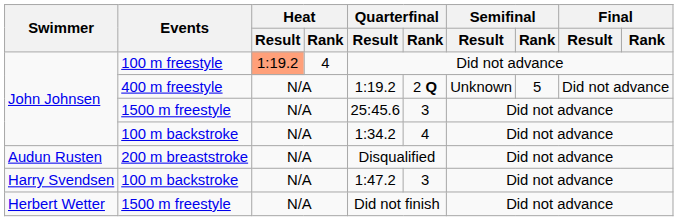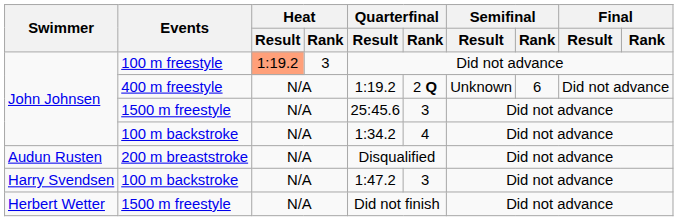(325, 63) 4 -> (325, 63) 3
(537, 87) 5 -> (537, 87) 6
